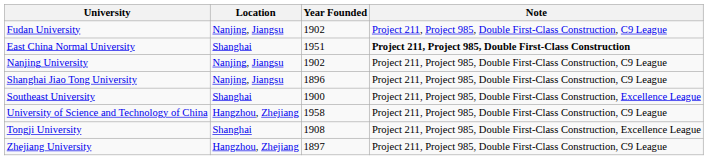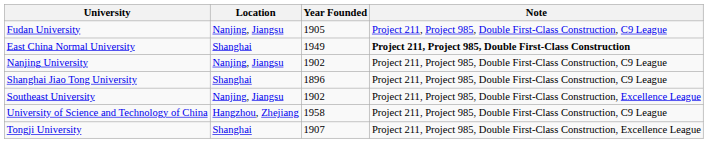(314, 29) 1902 -> (314, 29) 1905
(314, 46) 1951 -> (314, 46) 1949
(248, 79) Nanjing, Jiangsu -> (232, 79) Shanghai
(232, 96) Shanghai -> (248, 96) Nanjing, Jiangsu
(314, 96) 1900 -> (314, 96) 1902
(314, 130) 1908 -> (314, 130) 1907
- row: (49, 146)
